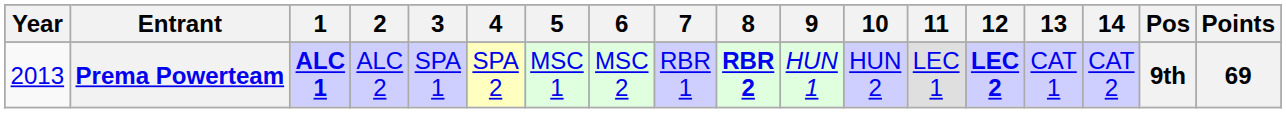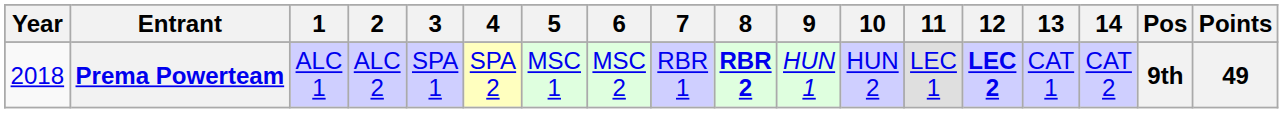(37, 75) 2013 -> (37, 75) 2018
(320, 75) bold -> (319, 75) normal
(1238, 75) 69 -> (1236, 75) 49
